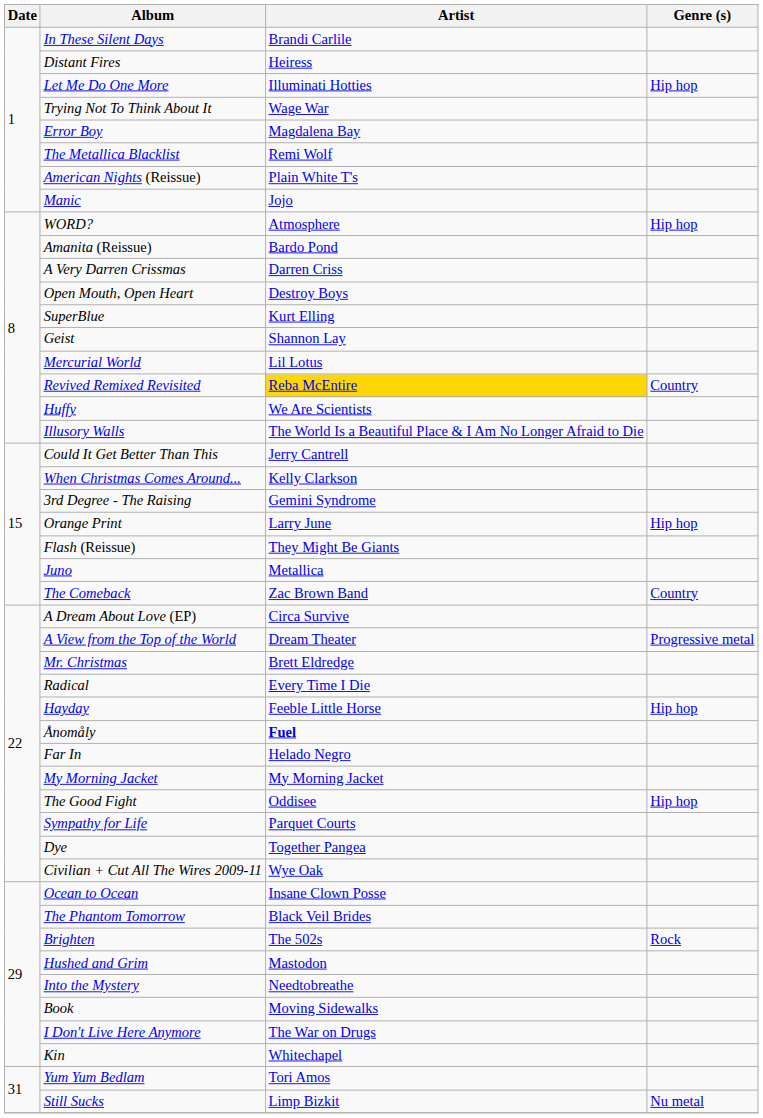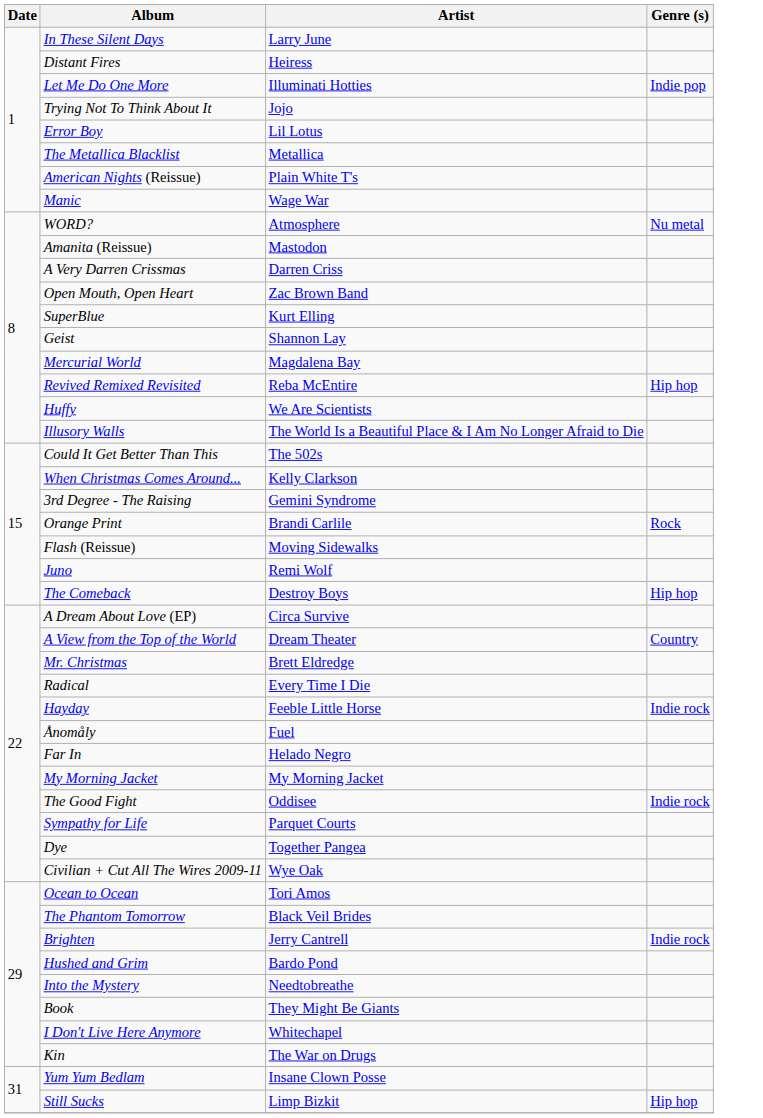(310, 39) Brandi Carlile -> (300, 39) Larry June
(674, 85) Hip hop -> (678, 85) Indie pop
(299, 108) Wage War -> (281, 108) Jojo
(314, 131) Magdalena Bay -> (295, 131) Lil Lotus
(300, 154) Remi Wolf -> (296, 154) Metallica
(281, 200) Jojo -> (299, 200) Wage War
(674, 223) Hip hop -> (677, 223) Nu metal
(303, 246) Bardo Pond -> (298, 246) Mastodon
(308, 293) Destroy Boys -> (318, 293) Zac Brown Band
(295, 362) Lil Lotus -> (314, 362) Magdalena Bay
(313, 385) gold background -> (313, 385) no background
(674, 385) Country -> (674, 385) Hip hop
(308, 454) Jerry Cantrell -> (295, 454) The 502s
(300, 524) Larry June -> (310, 524) Brandi Carlile
(674, 524) Hip hop -> (666, 524) Rock
(334, 547) They Might Be Giants -> (323, 547) Moving Sidewalks
(296, 570) Metallica -> (300, 570) Remi Wolf
(318, 593) Zac Brown Band -> (308, 593) Destroy Boys
(674, 593) Country -> (674, 593) Hip hop
(702, 639) Progressive metal -> (674, 639) Country
(674, 708) Hip hop -> (680, 708) Indie rock
(282, 731) bold -> (282, 731) normal
(674, 801) Hip hop -> (680, 801) Indie rock
(327, 893) Insane Clown Posse -> (299, 893) Tori Amos
(295, 939) The 502s -> (308, 939) Jerry Cantrell
(666, 939) Rock -> (680, 939) Indie rock
(298, 962) Mastodon -> (303, 962) Bardo Pond
(323, 1008) Moving Sidewalks -> (334, 1008) They Might Be Giants
(322, 1032) The War on Drugs -> (305, 1032) Whitechapel
(305, 1055) Whitechapel -> (322, 1055) The War on Drugs
(299, 1078) Tori Amos -> (327, 1078) Insane Clown Posse
(677, 1101) Nu metal -> (674, 1101) Hip hop
